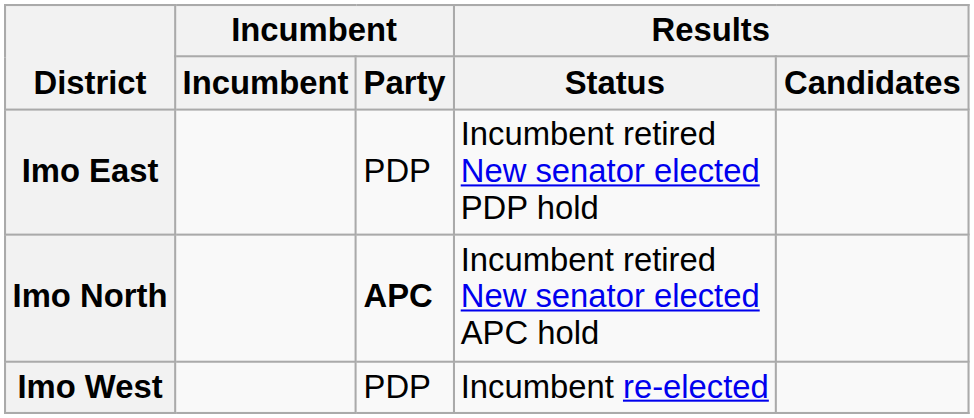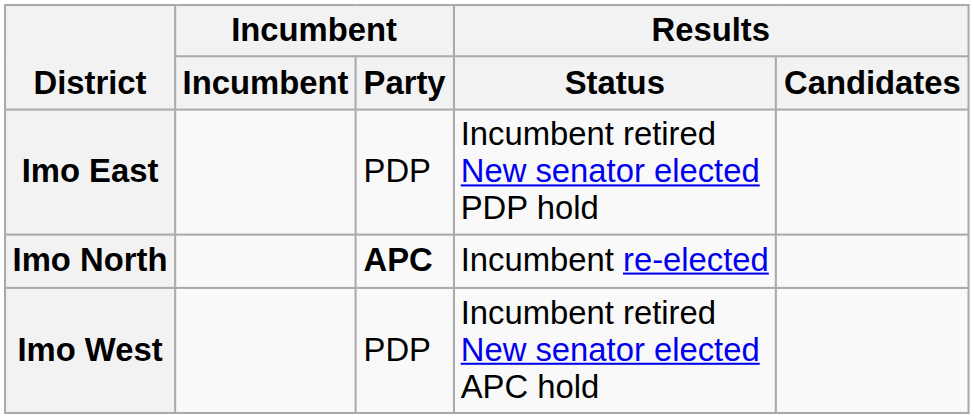(610, 297) Incumbent retired New senator elected APC hold -> (615, 260) Incumbent re-elected
(615, 386) Incumbent re-elected -> (610, 349) Incumbent retired New senator elected APC hold
